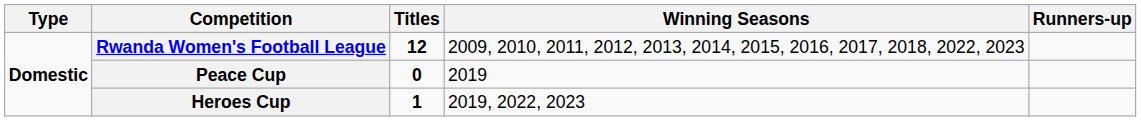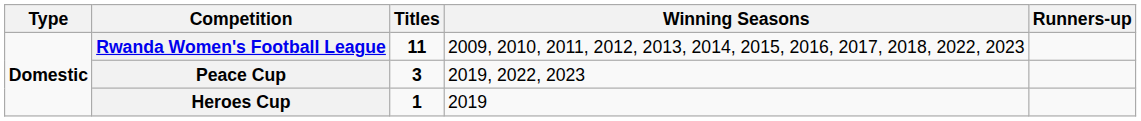(417, 47) 12 -> (417, 47) 11
(417, 75) 0 -> (417, 75) 3
(468, 75) 2019 -> (517, 75) 2019, 2022, 2023
(517, 102) 2019, 2022, 2023 -> (468, 102) 2019
